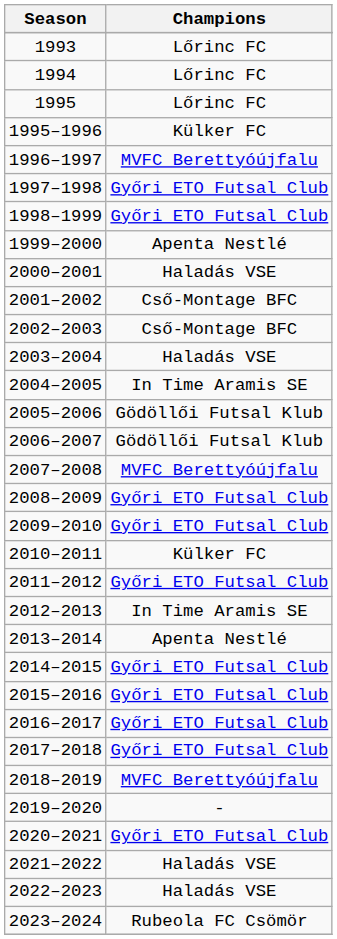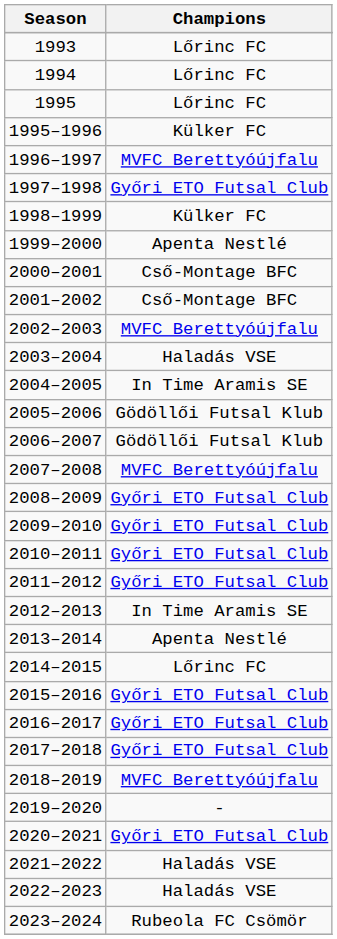(219, 216) Győri ETO Futsal Club -> (219, 216) Külker FC
(219, 272) Haladás VSE -> (219, 272) Cső-Montage BFC
(219, 329) Cső-Montage BFC -> (219, 329) MVFC Berettyóújfalu
(219, 554) Külker FC -> (219, 554) Győri ETO Futsal Club
(219, 667) Győri ETO Futsal Club -> (219, 667) Lőrinc FC
